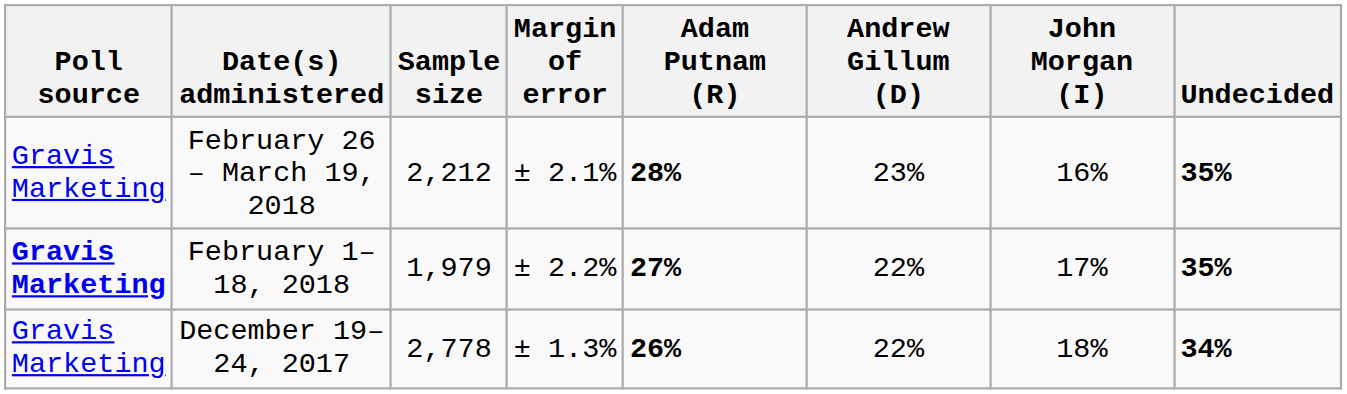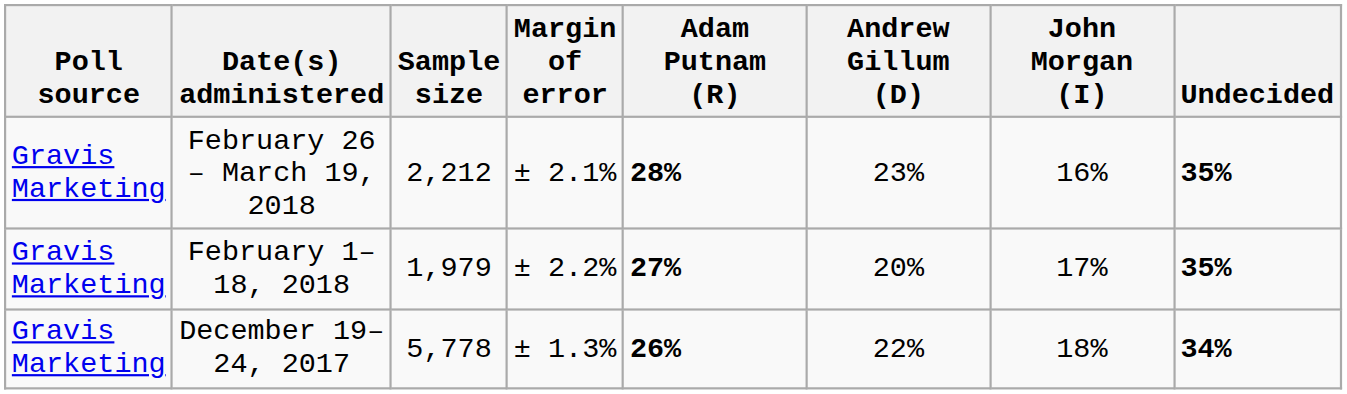(89, 269) bold -> (89, 269) normal
(898, 269) 22% -> (898, 269) 20%
(449, 348) 2,778 -> (449, 348) 5,778
